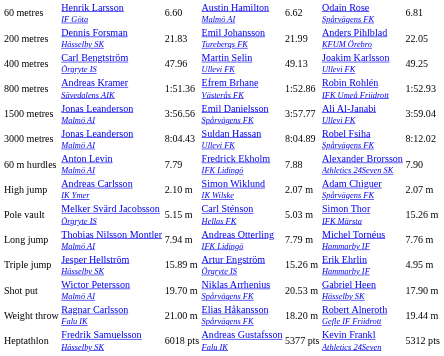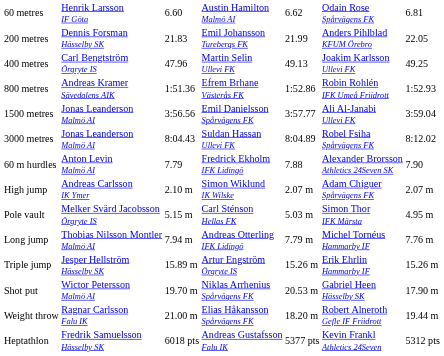(422, 215) 15.26 m -> (419, 215) 4.95 m
(419, 265) 4.95 m -> (422, 265) 15.26 m
